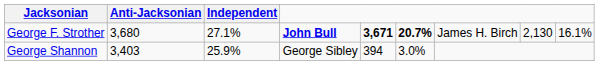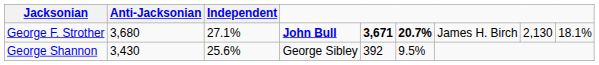(575, 32) 16.1% -> (575, 32) 18.1%
(125, 51) 3,403 -> (125, 51) 3,430
(224, 51) 25.9% -> (224, 51) 25.6%
(373, 51) 394 -> (373, 51) 392
(412, 51) 3.0% -> (412, 51) 9.5%
